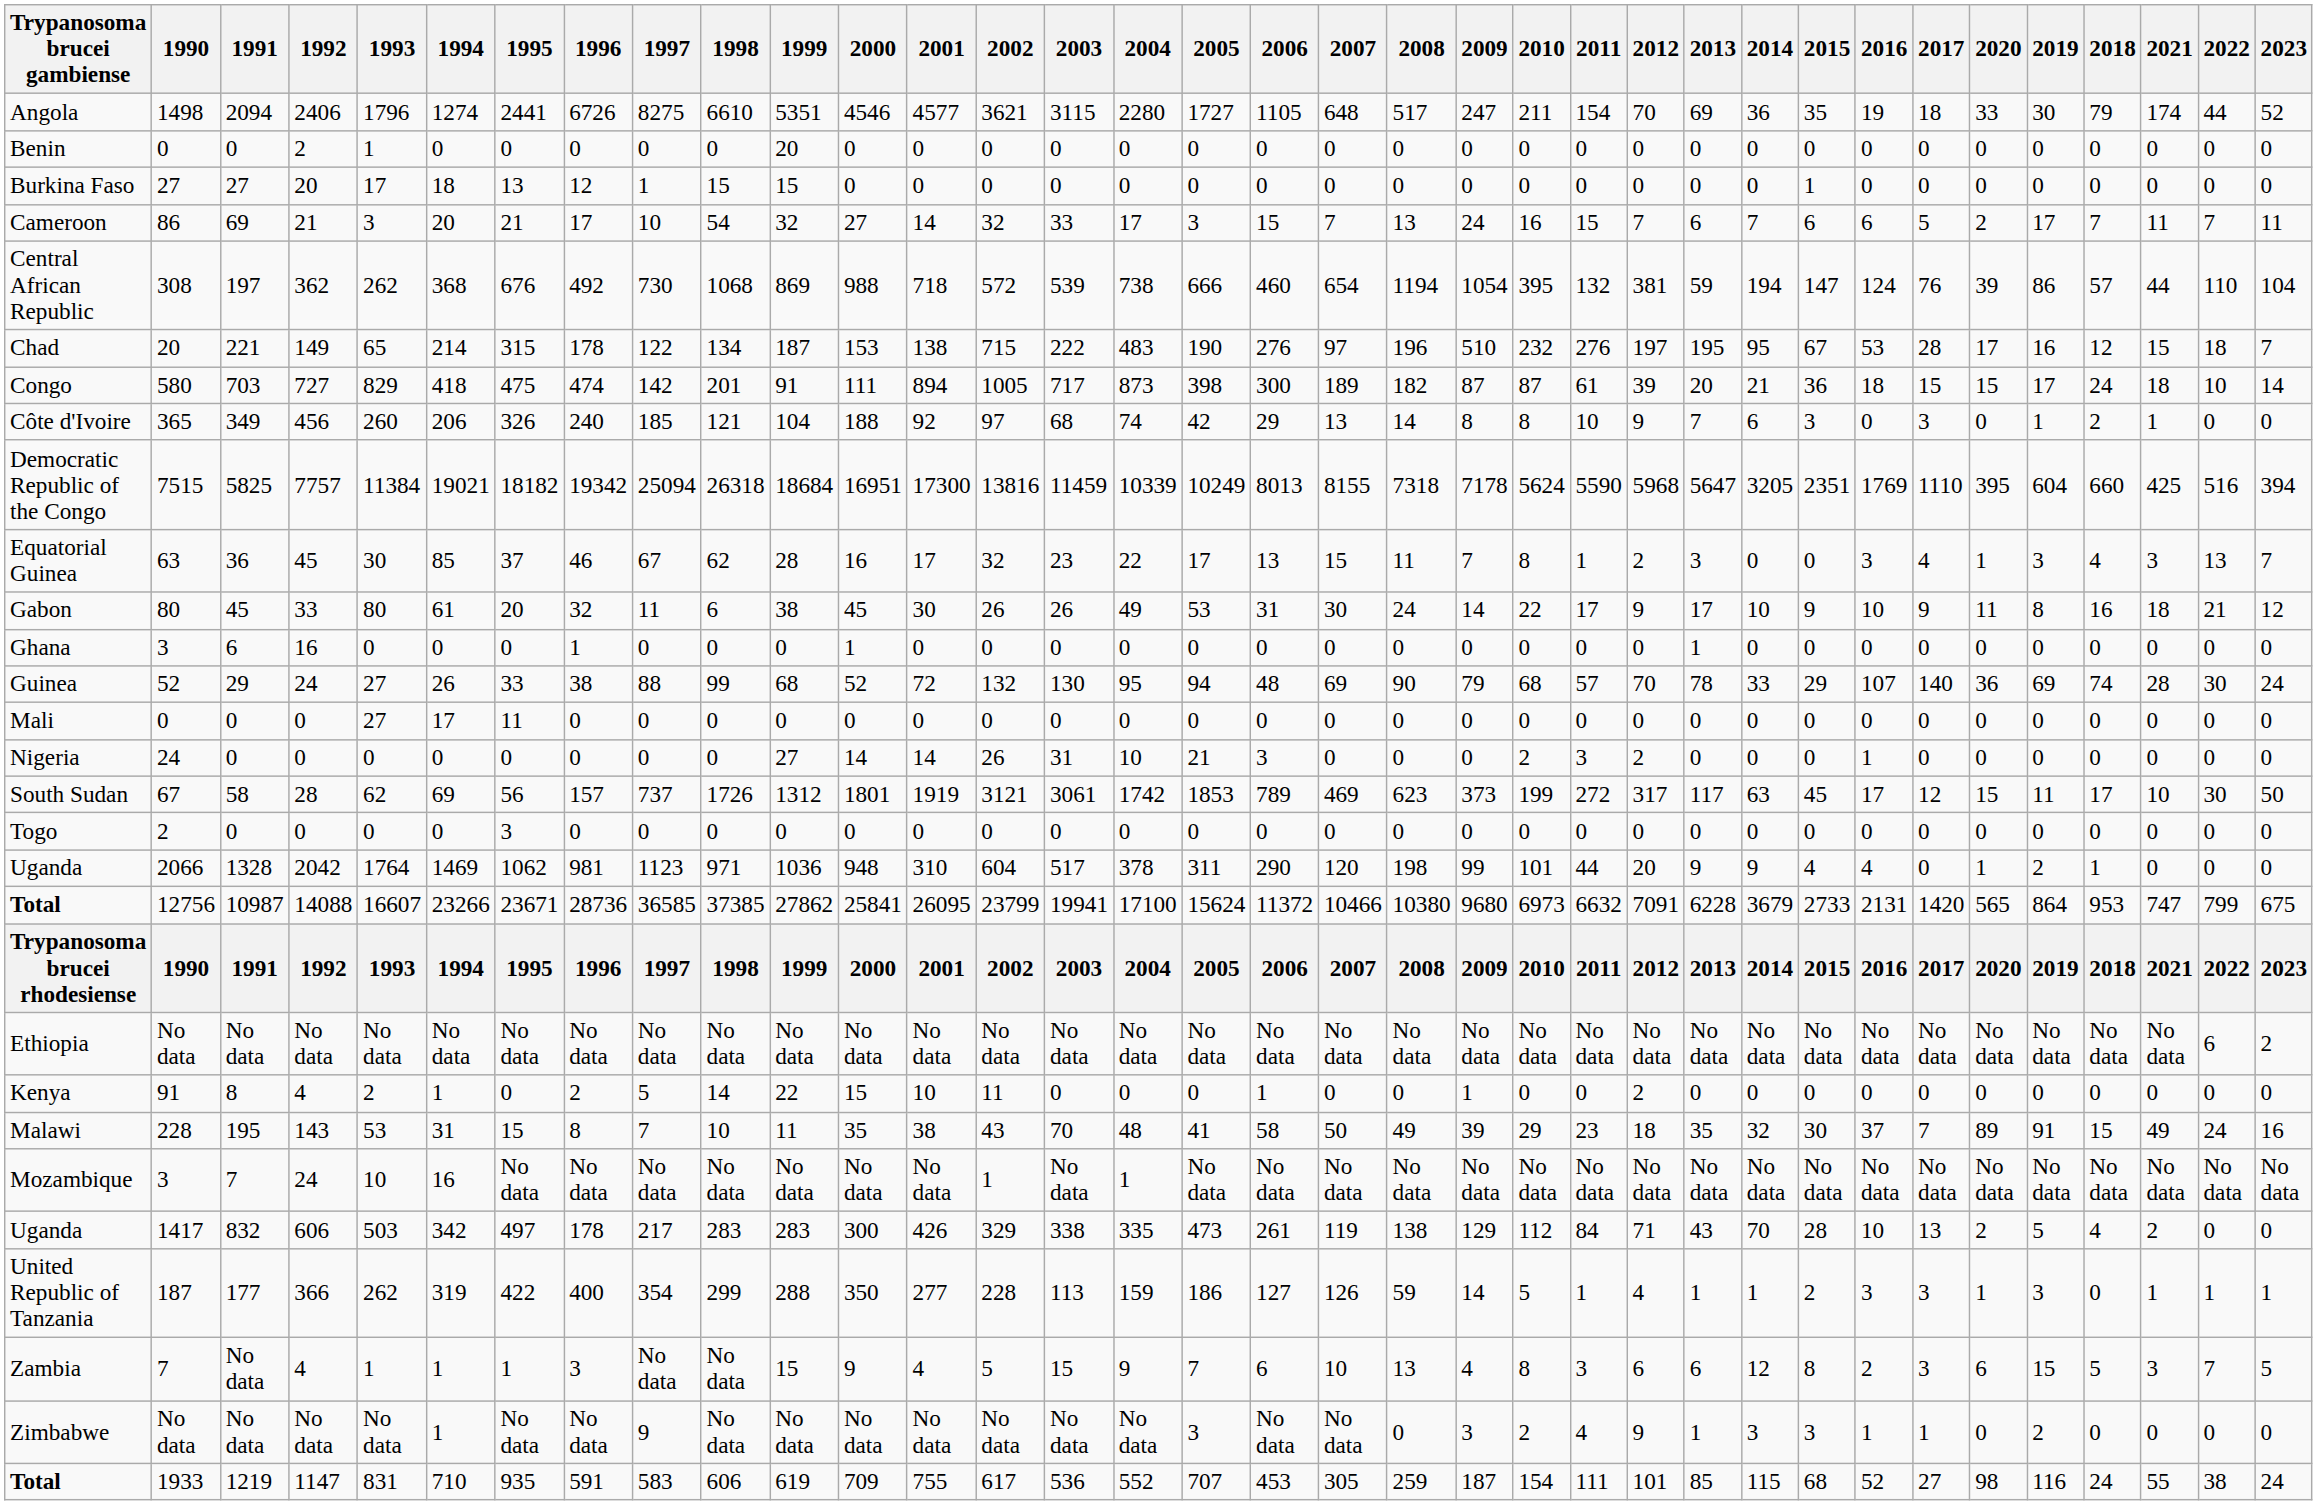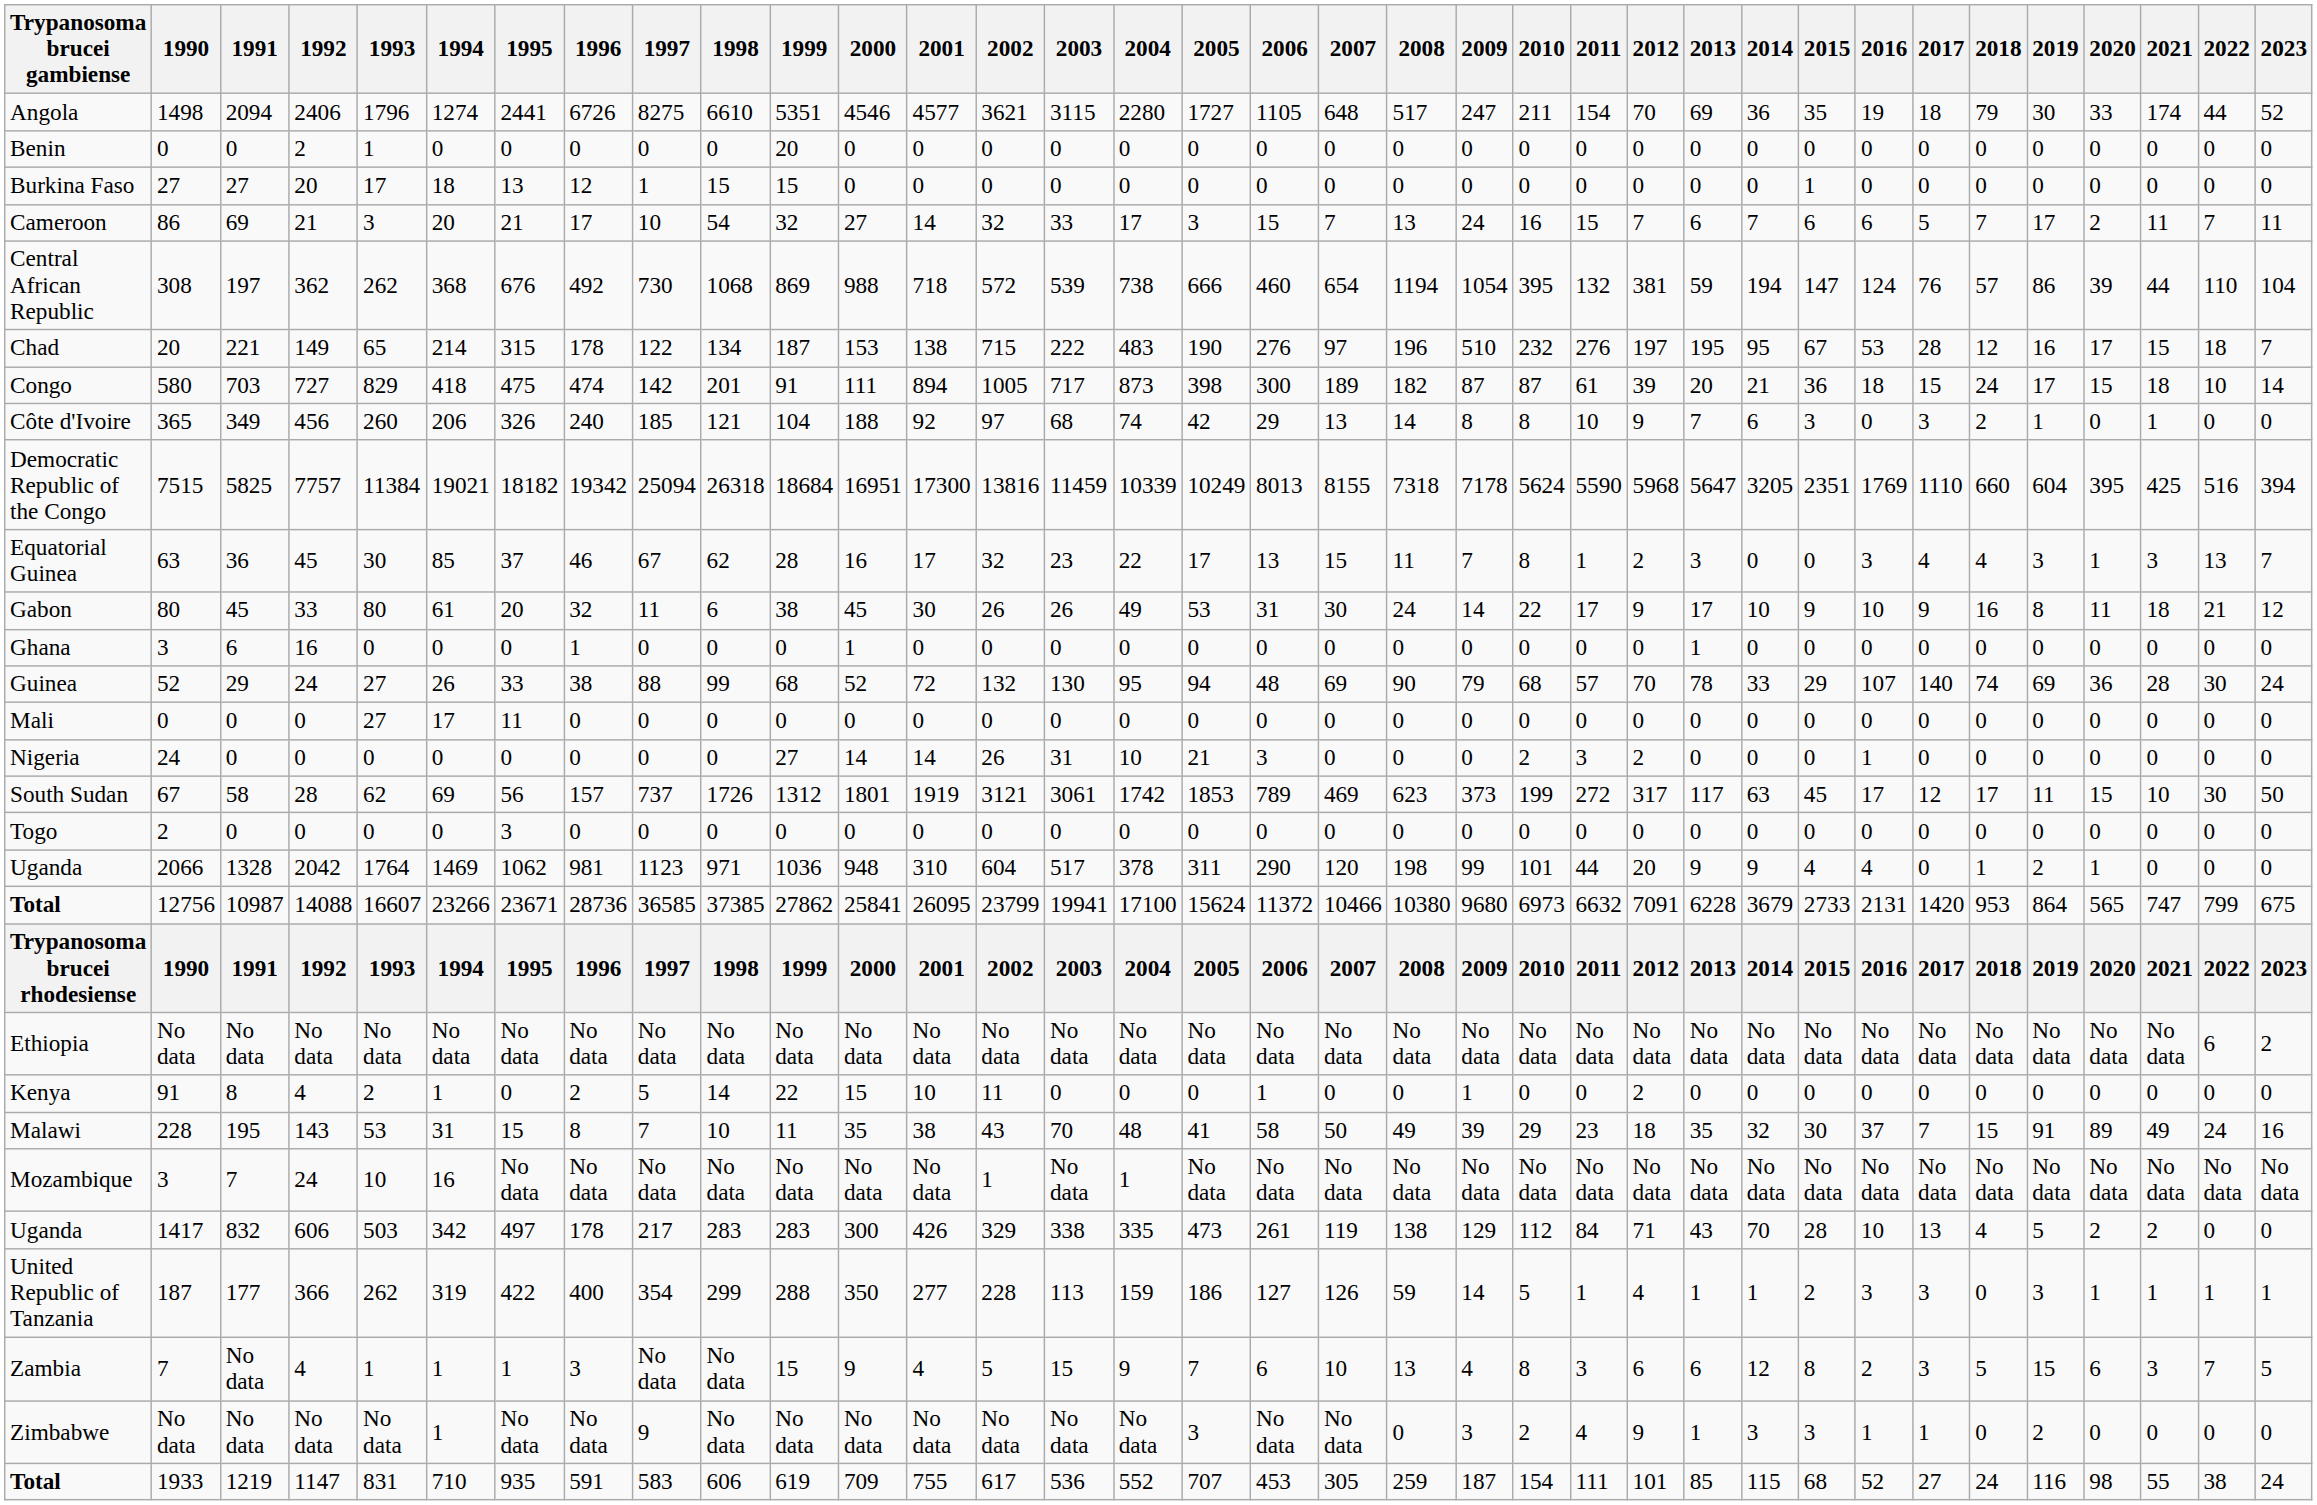columns swapped: (2113, 48) <-> (1998, 48)
